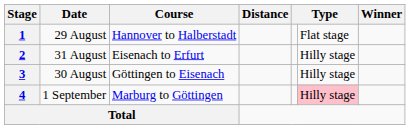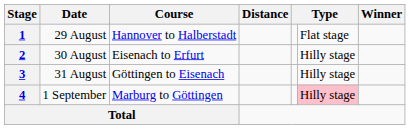(80, 54) 31 August -> (80, 54) 30 August
(80, 74) 30 August -> (80, 74) 31 August
